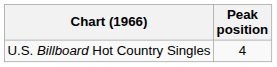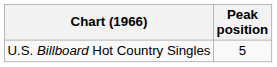(242, 51) 4 -> (242, 51) 5
